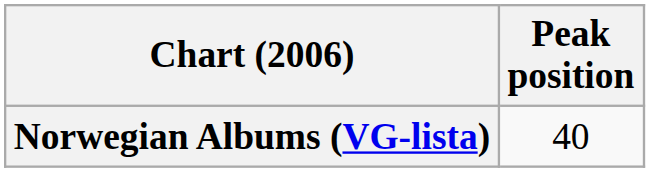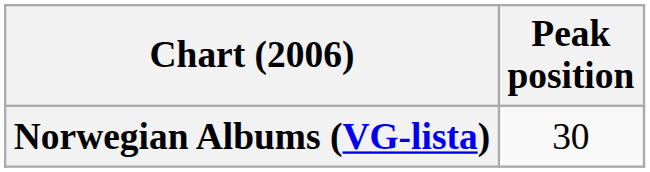(571, 135) 40 -> (571, 135) 30
